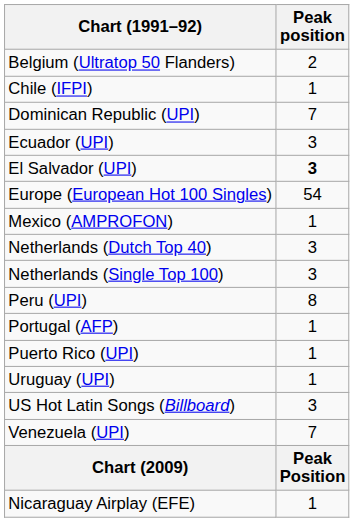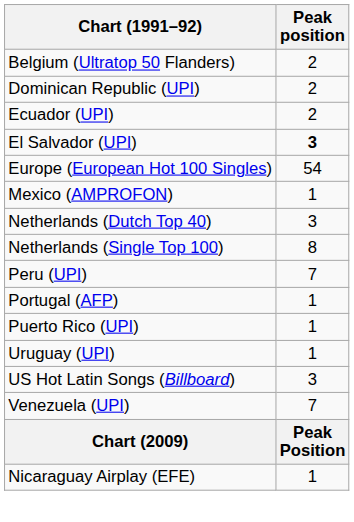- row: (50, 89)
(312, 115) 7 -> (312, 89) 2
(312, 141) 3 -> (312, 115) 2
(312, 273) 3 -> (312, 247) 8
(312, 300) 8 -> (312, 273) 7
